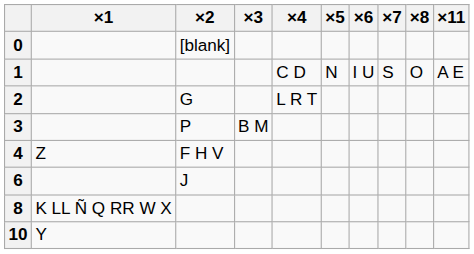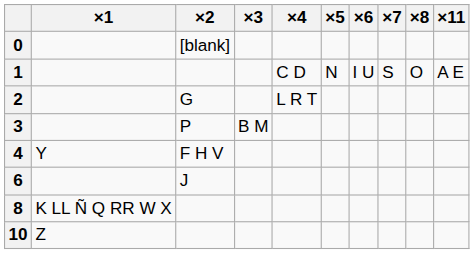(41, 153) Z -> (41, 153) Y
(41, 235) Y -> (41, 235) Z
